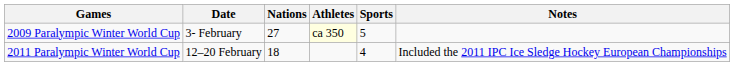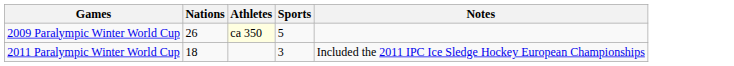- column: (224, 14)
(273, 33) 27 -> (191, 33) 26
(363, 52) 4 -> (281, 52) 3
